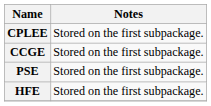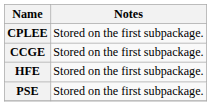rows swapped: (27, 91) <-> (27, 71)
